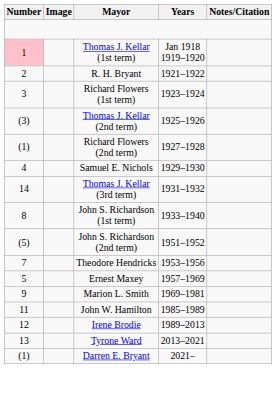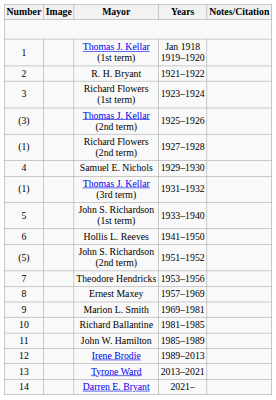(24, 52) pink background -> (24, 52) no background
(24, 189) 14 -> (24, 189) (1)
(24, 215) 8 -> (24, 215) 5
+ row: (116, 236)
(24, 278) 5 -> (24, 294) 8
+ row: (116, 325)
(24, 356) (1) -> (24, 387) 14
